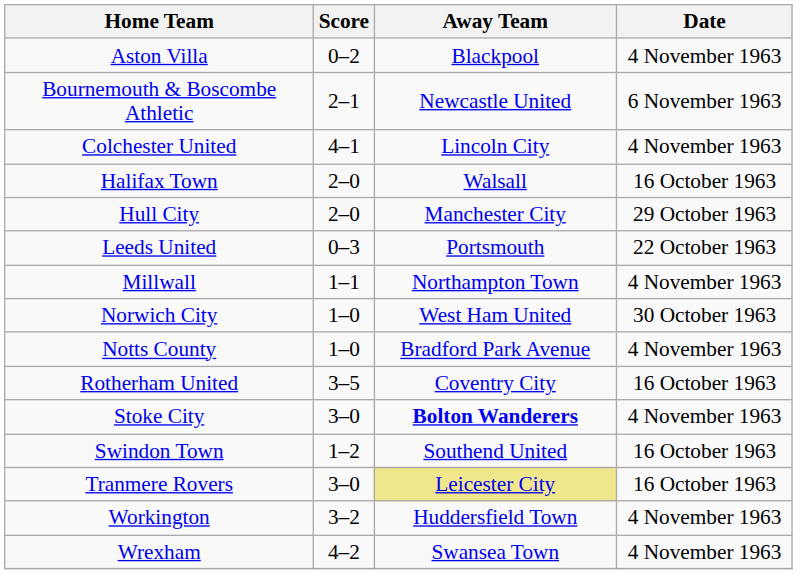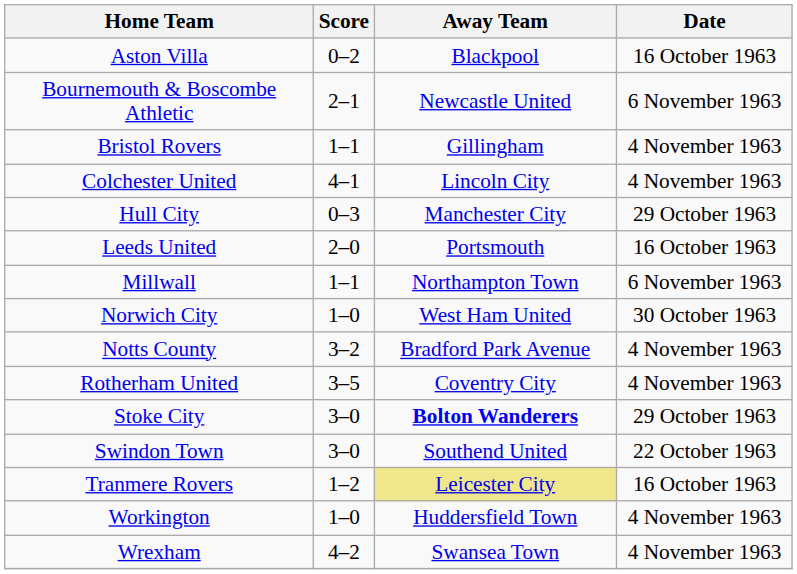(705, 55) 4 November 1963 -> (705, 55) 16 October 1963
+ row: (159, 146)
- row: (159, 180)
(344, 214) 2–0 -> (344, 214) 0–3
(344, 247) 0–3 -> (344, 247) 2–0
(705, 247) 22 October 1963 -> (705, 247) 16 October 1963
(705, 281) 4 November 1963 -> (705, 281) 6 November 1963
(344, 349) 1–0 -> (344, 349) 3–2
(705, 382) 16 October 1963 -> (705, 382) 4 November 1963
(705, 416) 4 November 1963 -> (705, 416) 29 October 1963
(344, 450) 1–2 -> (344, 450) 3–0
(705, 450) 16 October 1963 -> (705, 450) 22 October 1963
(344, 484) 3–0 -> (344, 484) 1–2
(344, 517) 3–2 -> (344, 517) 1–0
